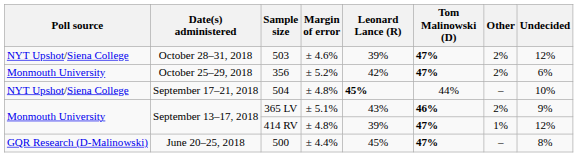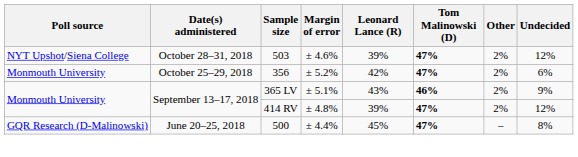- row: (281, 90)
(501, 125) 1% -> (501, 108) 2%
